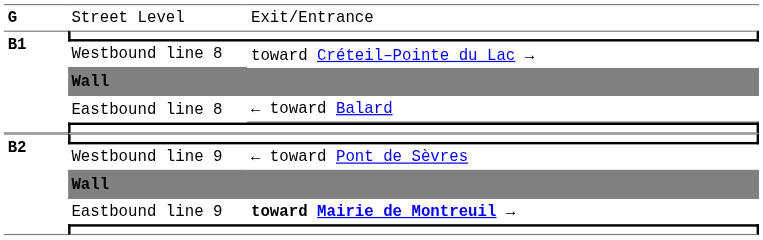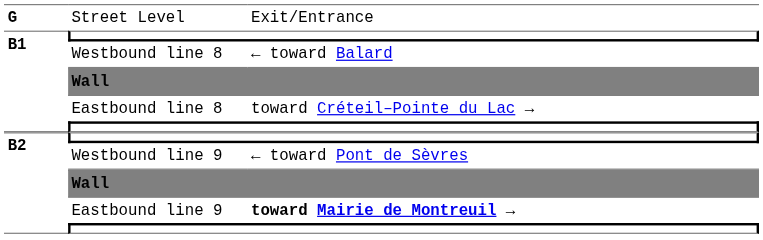(393, 55) toward Créteil–Pointe du Lac → -> (322, 54) ← toward Balard
(322, 109) ← toward Balard -> (393, 109) toward Créteil–Pointe du Lac →
